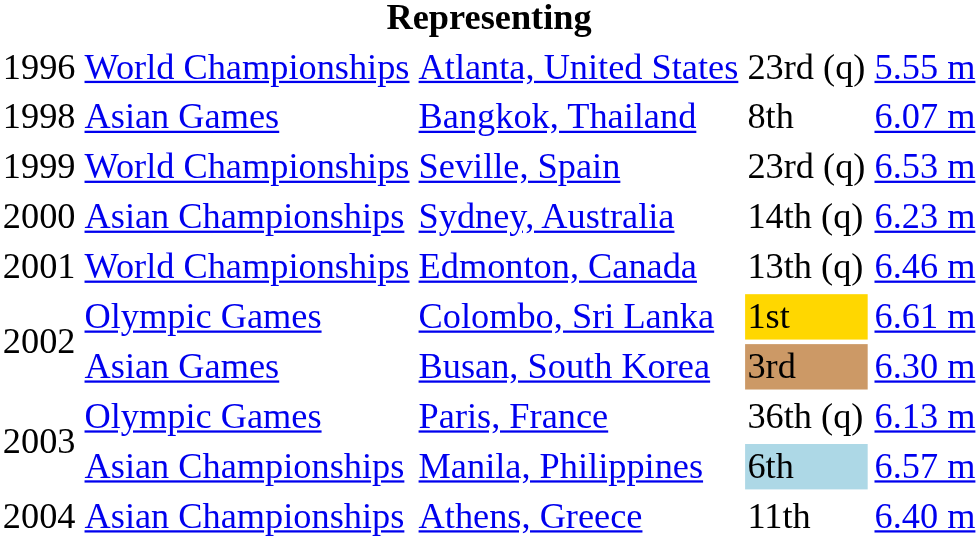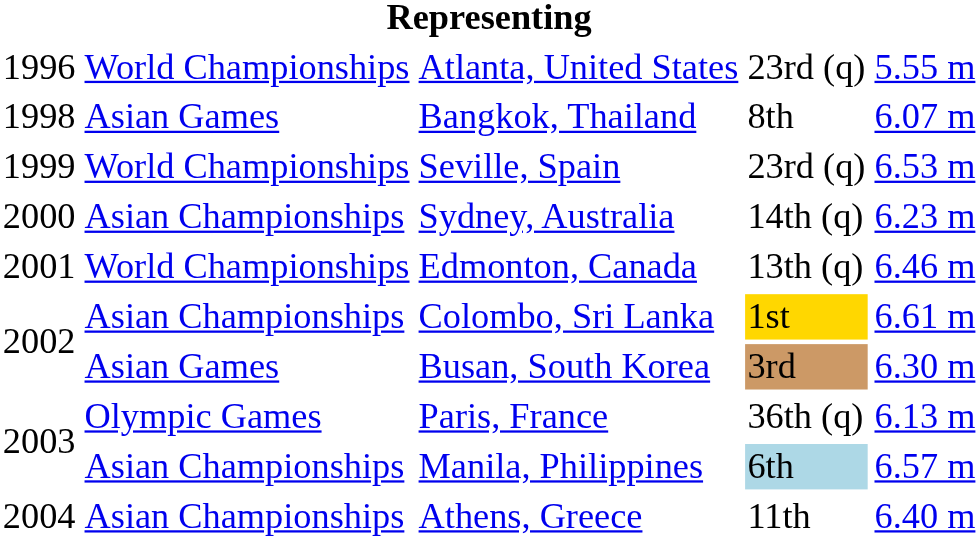(203, 316) Olympic Games -> (244, 316) Asian Championships
